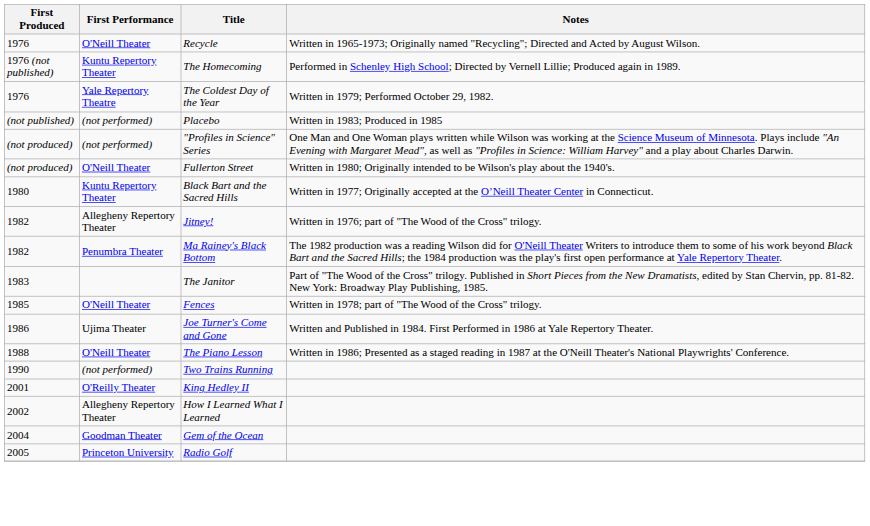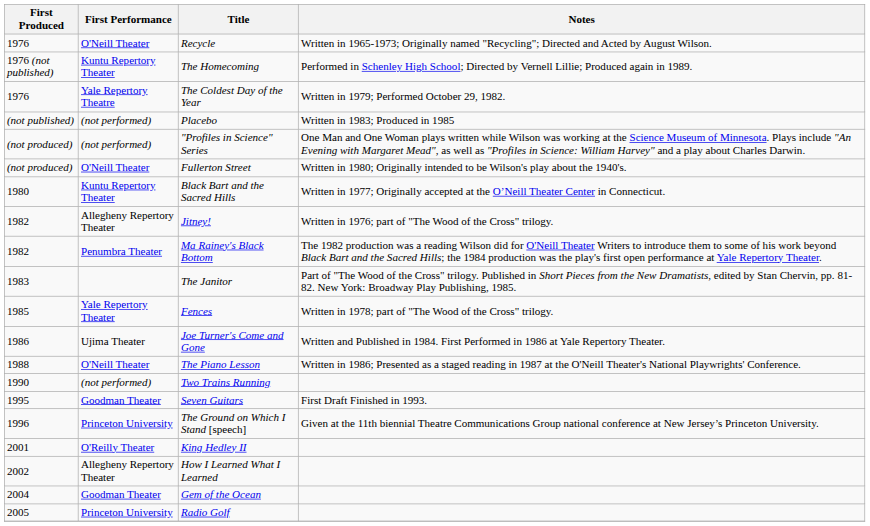(116, 305) O'Neill Theater -> (114, 311) Yale Repertory Theater
+ row: (212, 400)
+ row: (233, 423)
